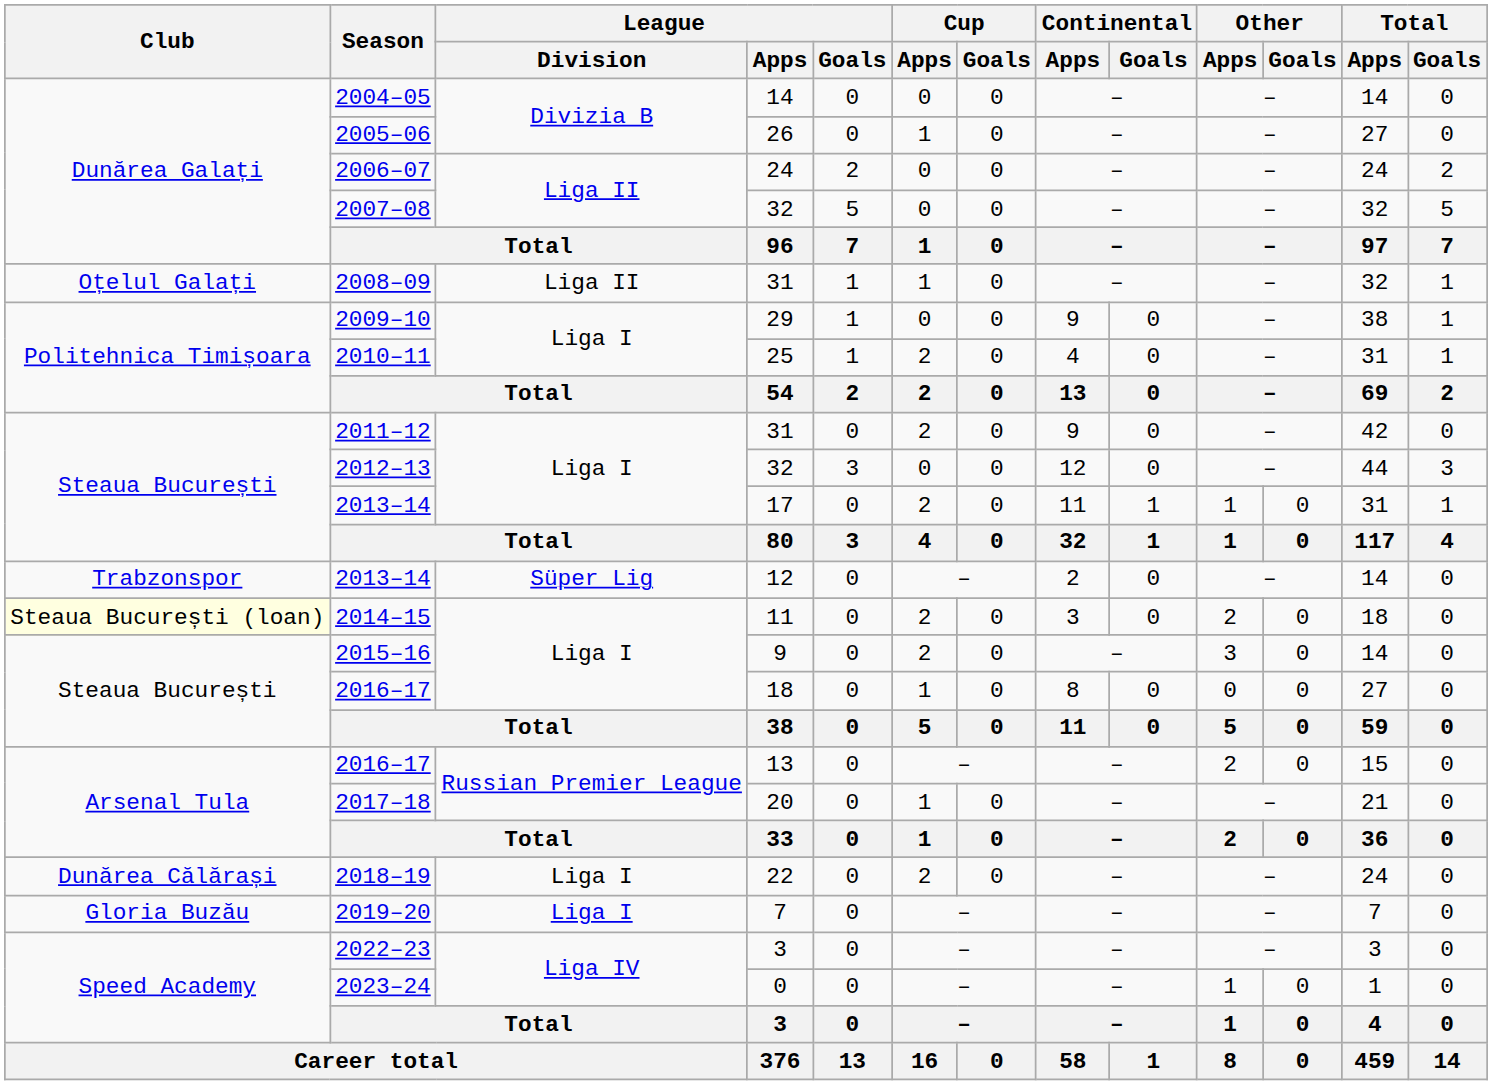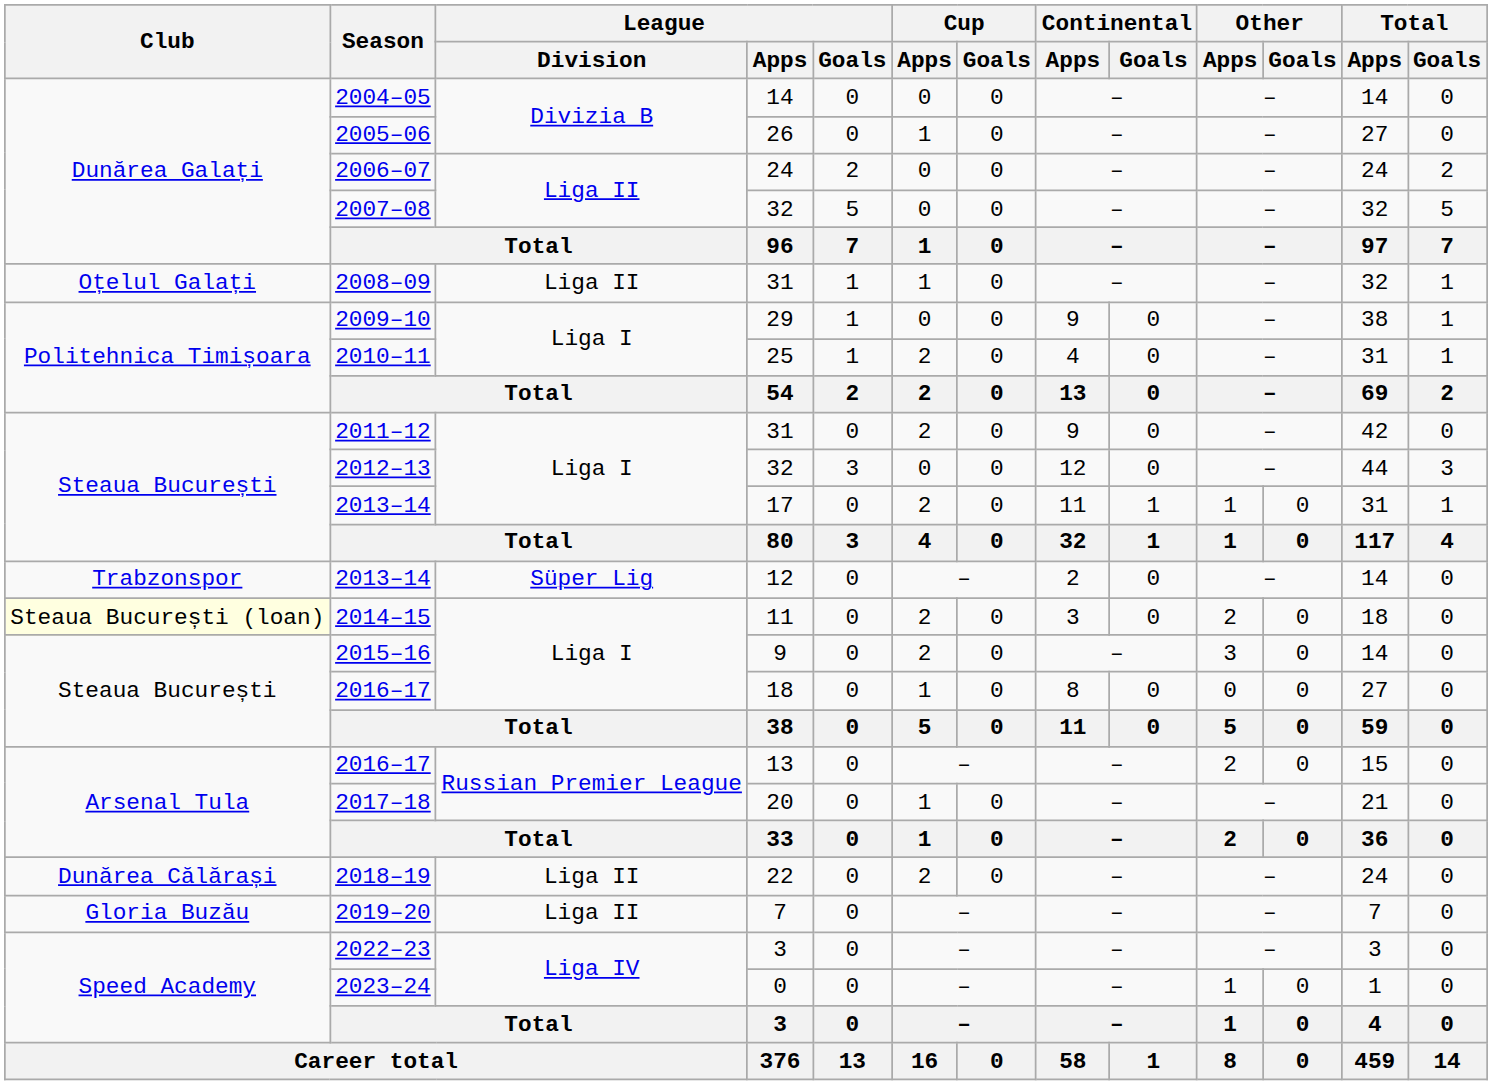(592, 876) Liga I -> (592, 876) Liga II
(592, 913) Liga I -> (592, 913) Liga II
